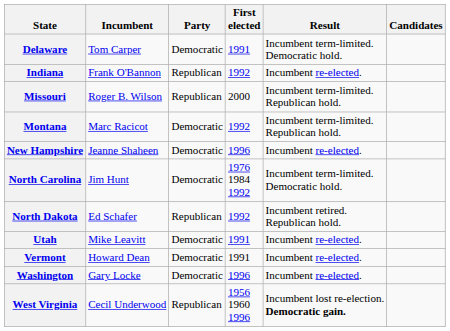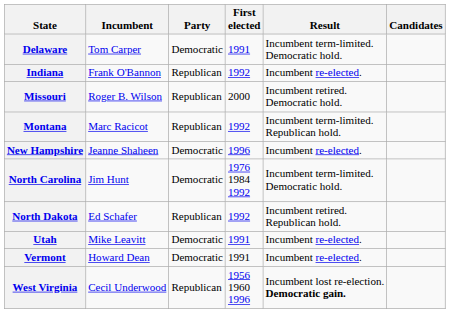(320, 96) Incumbent term-limited. Republican hold. -> (306, 96) Incumbent retired. Democratic hold.
(197, 126) Democratic -> (197, 126) Republican
- row: (45, 275)
